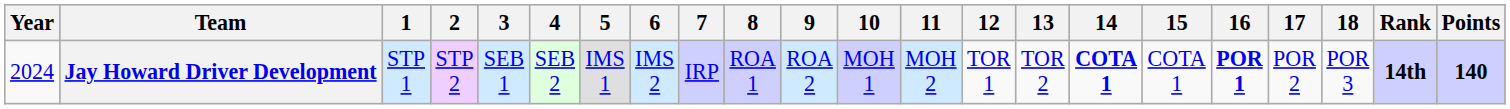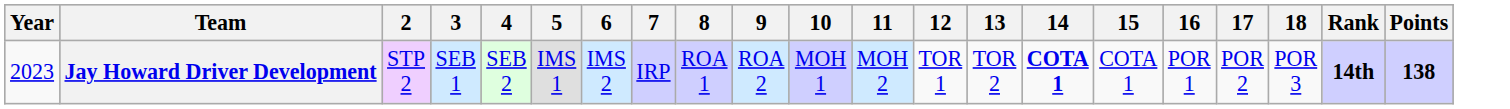- column: (406, 22)
(32, 71) 2024 -> (32, 71) 2023
(1239, 71) bold -> (1189, 71) normal
(1471, 71) 140 -> (1419, 71) 138
